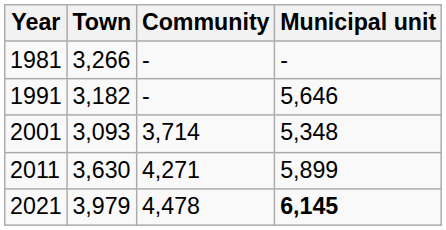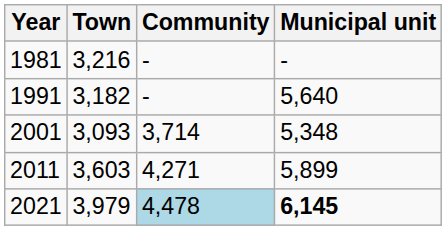(101, 59) 3,266 -> (101, 59) 3,216
(309, 96) 5,646 -> (309, 96) 5,640
(101, 170) 3,630 -> (101, 170) 3,603
(171, 206) no background -> (171, 206) lightblue background
